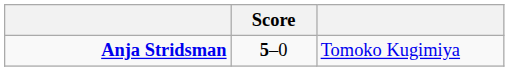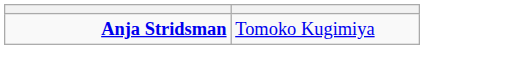- column: (274, 20)
